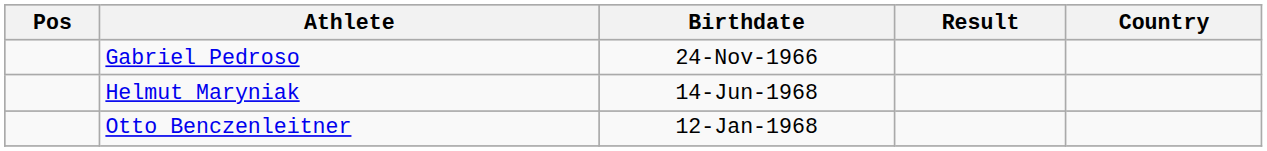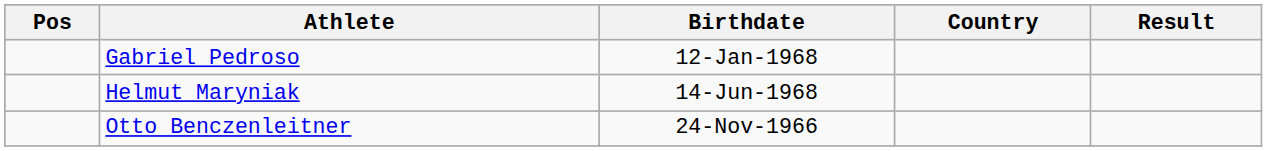columns swapped: (1164, 22) <-> (980, 22)
(747, 58) 24-Nov-1966 -> (747, 58) 12-Jan-1968
(747, 128) 12-Jan-1968 -> (747, 128) 24-Nov-1966
